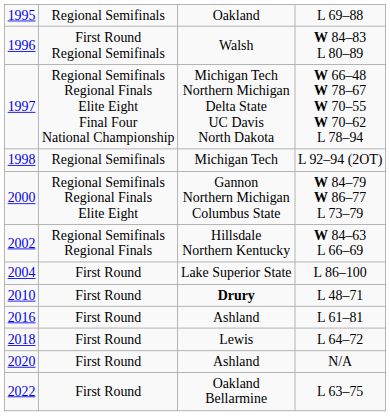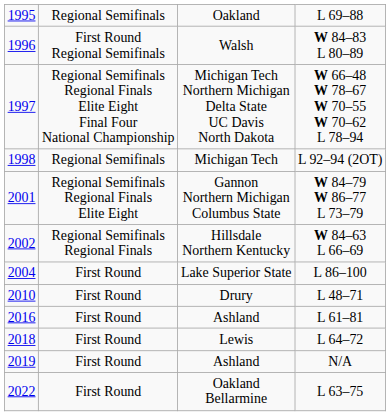(22, 197) 2000 -> (22, 197) 2001
(236, 295) bold -> (236, 295) normal
(22, 361) 2020 -> (22, 361) 2019
